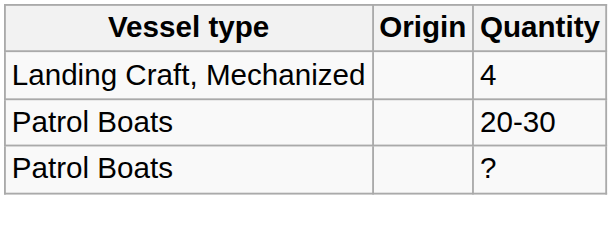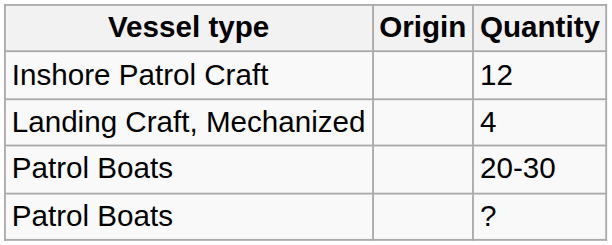+ row: (496, 74)
